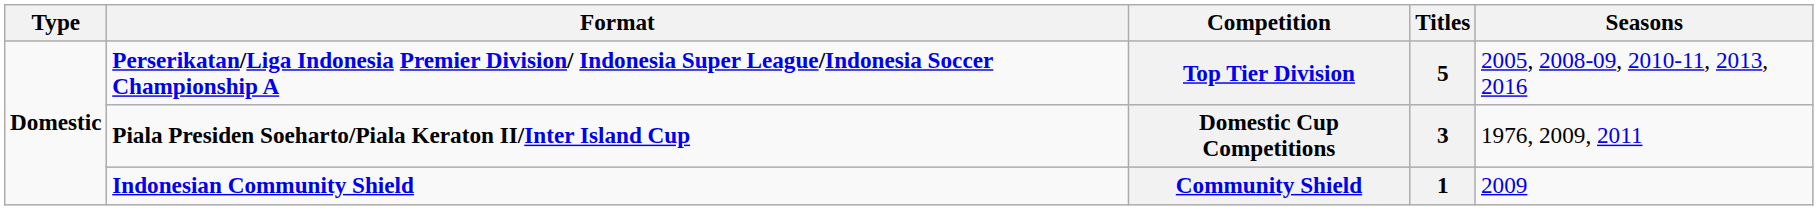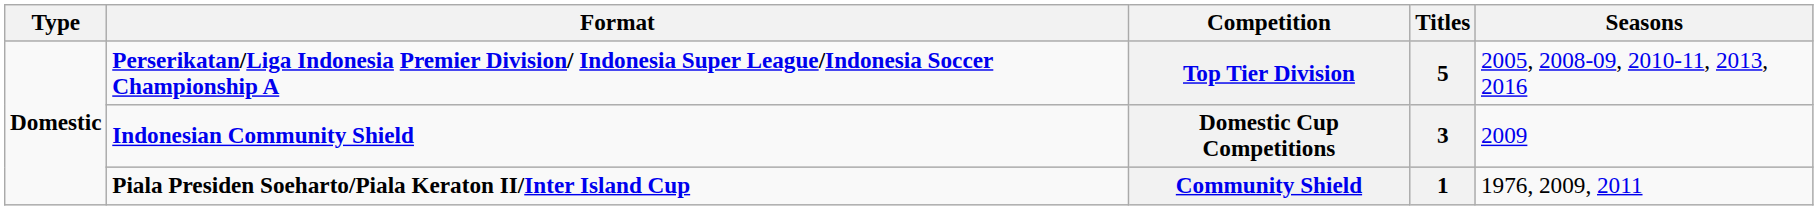(401, 135) Piala Presiden Soeharto/Piala Keraton II/Inter Island Cup -> (263, 135) Indonesian Community Shield
(1562, 135) 1976, 2009, 2011 -> (1504, 135) 2009
(263, 185) Indonesian Community Shield -> (401, 185) Piala Presiden Soeharto/Piala Keraton II/Inter Island Cup
(1504, 185) 2009 -> (1562, 185) 1976, 2009, 2011
